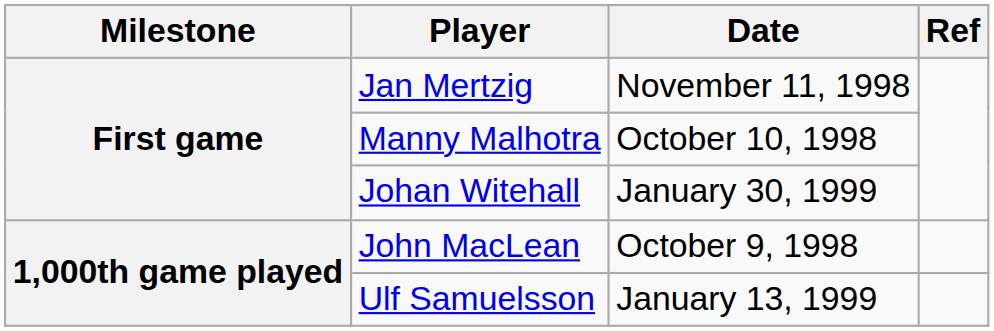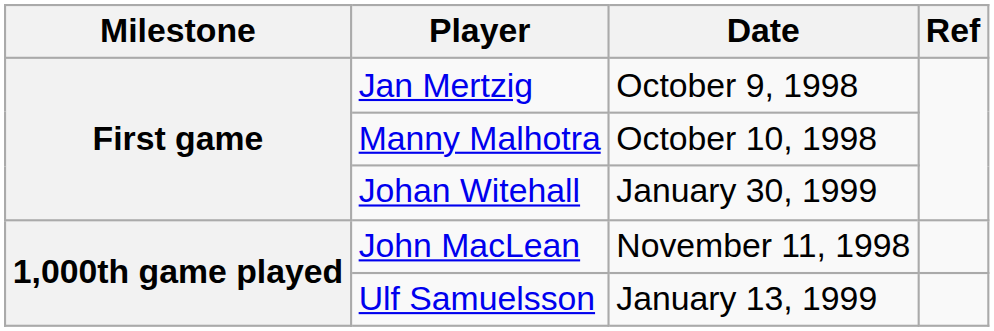(763, 84) November 11, 1998 -> (737, 84) October 9, 1998
(737, 245) October 9, 1998 -> (763, 245) November 11, 1998
